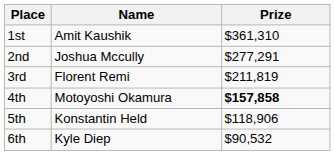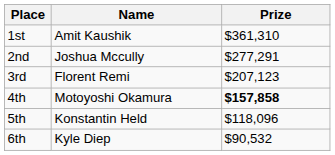(251, 77) $211,819 -> (252, 77) $207,123
(251, 118) $118,906 -> (251, 118) $118,096
